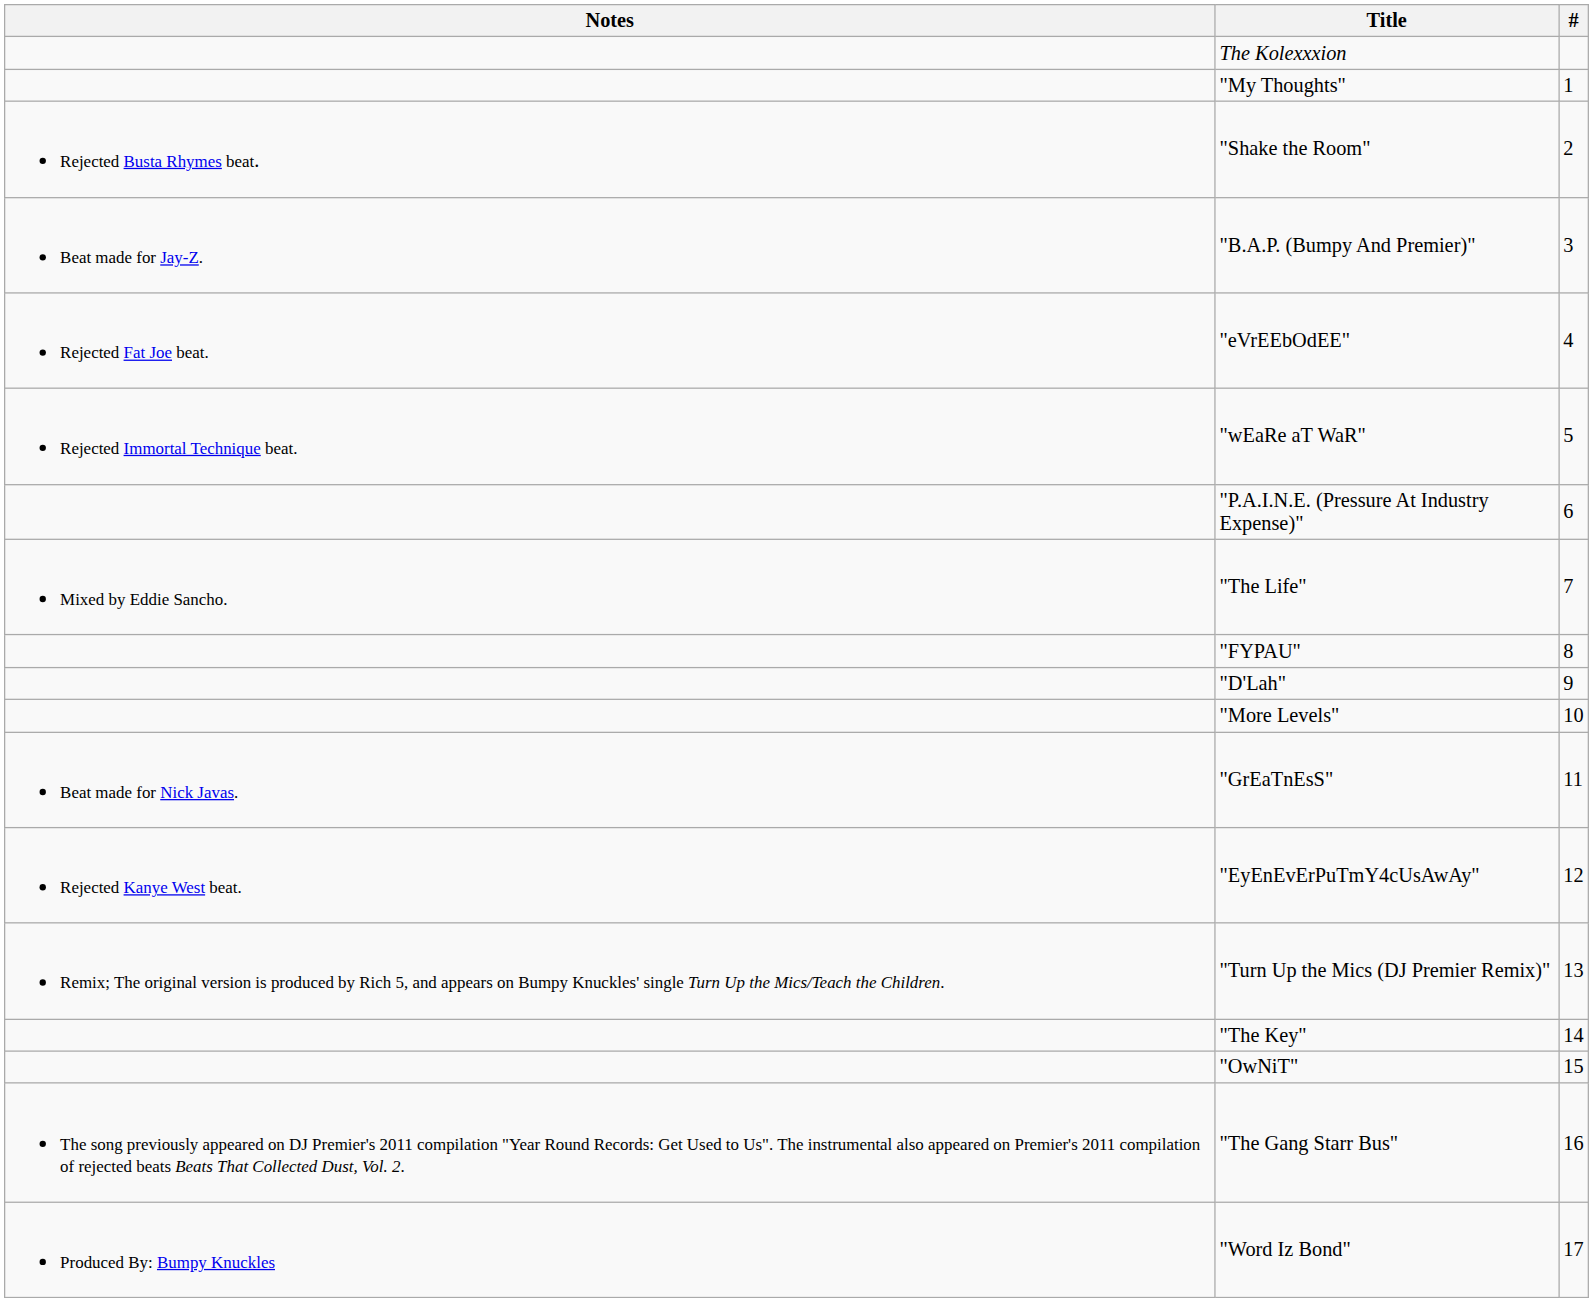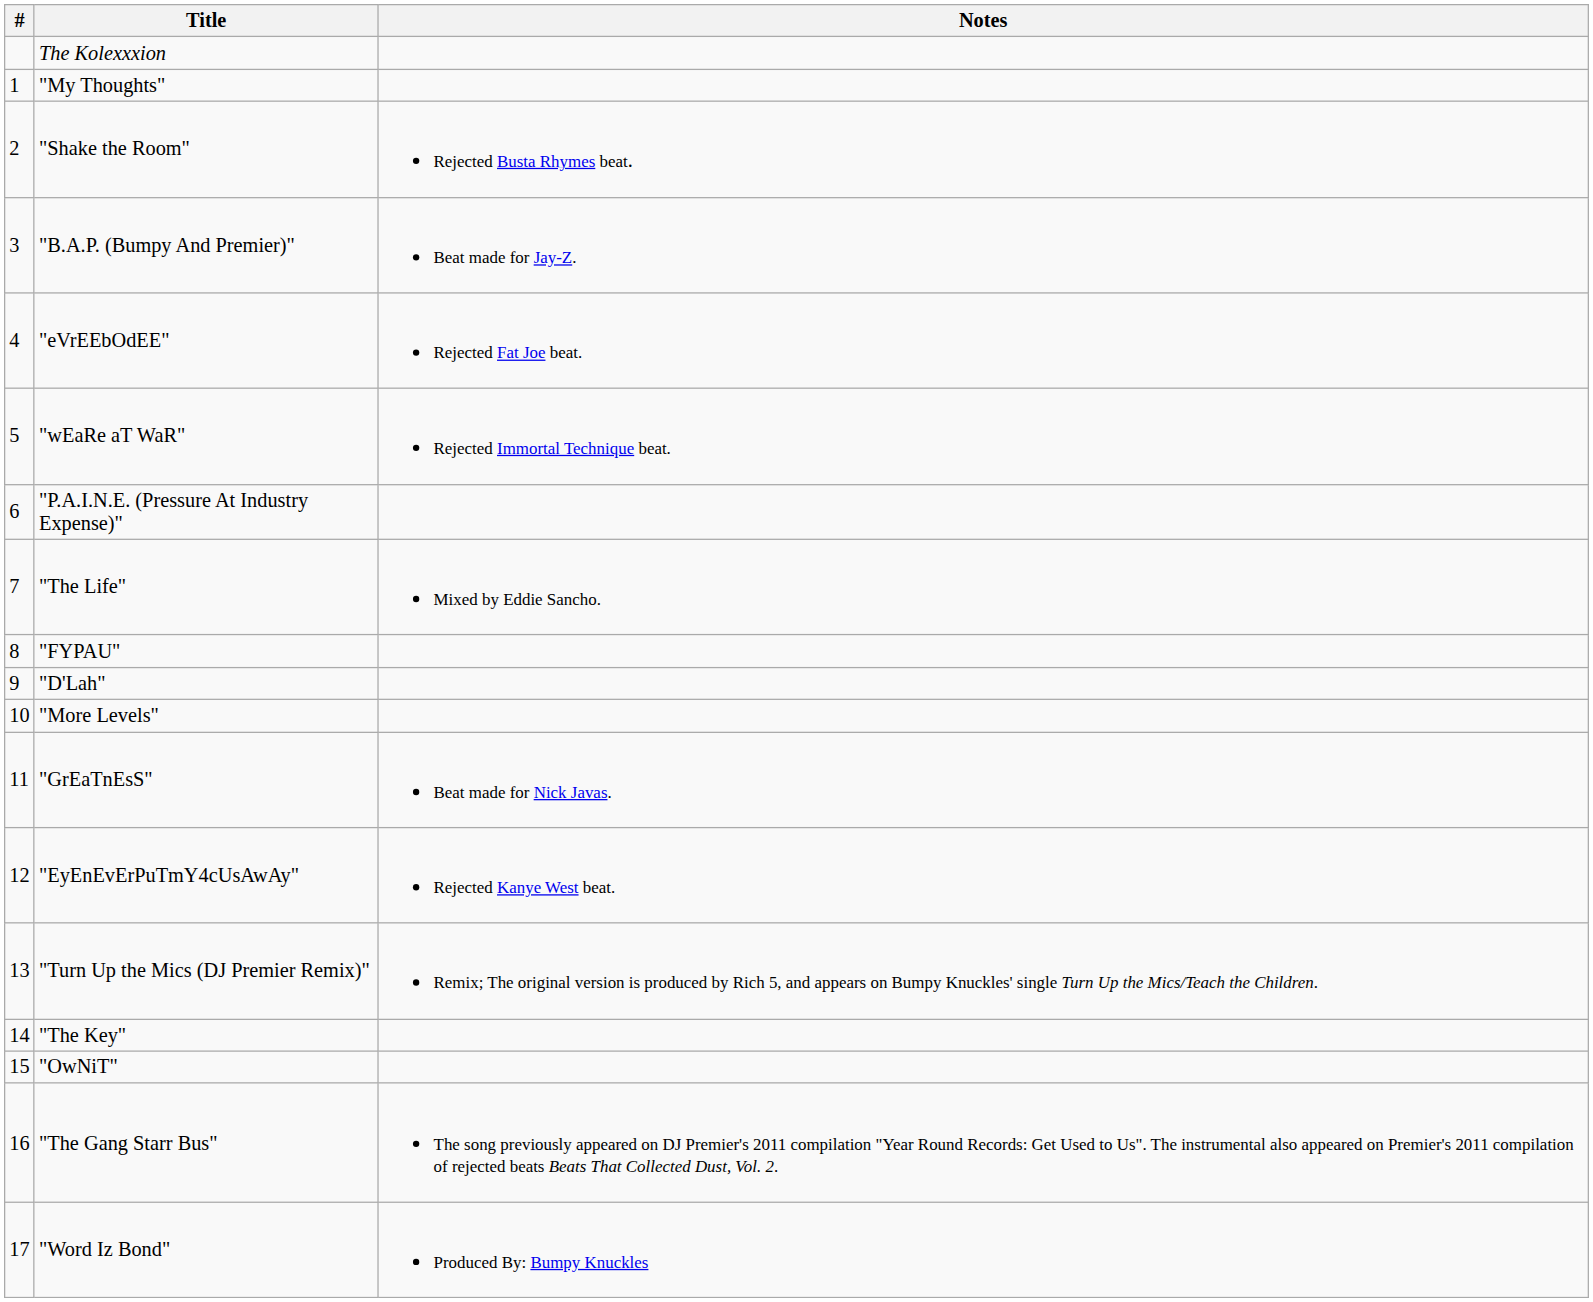columns swapped: (1573, 20) <-> (610, 20)
